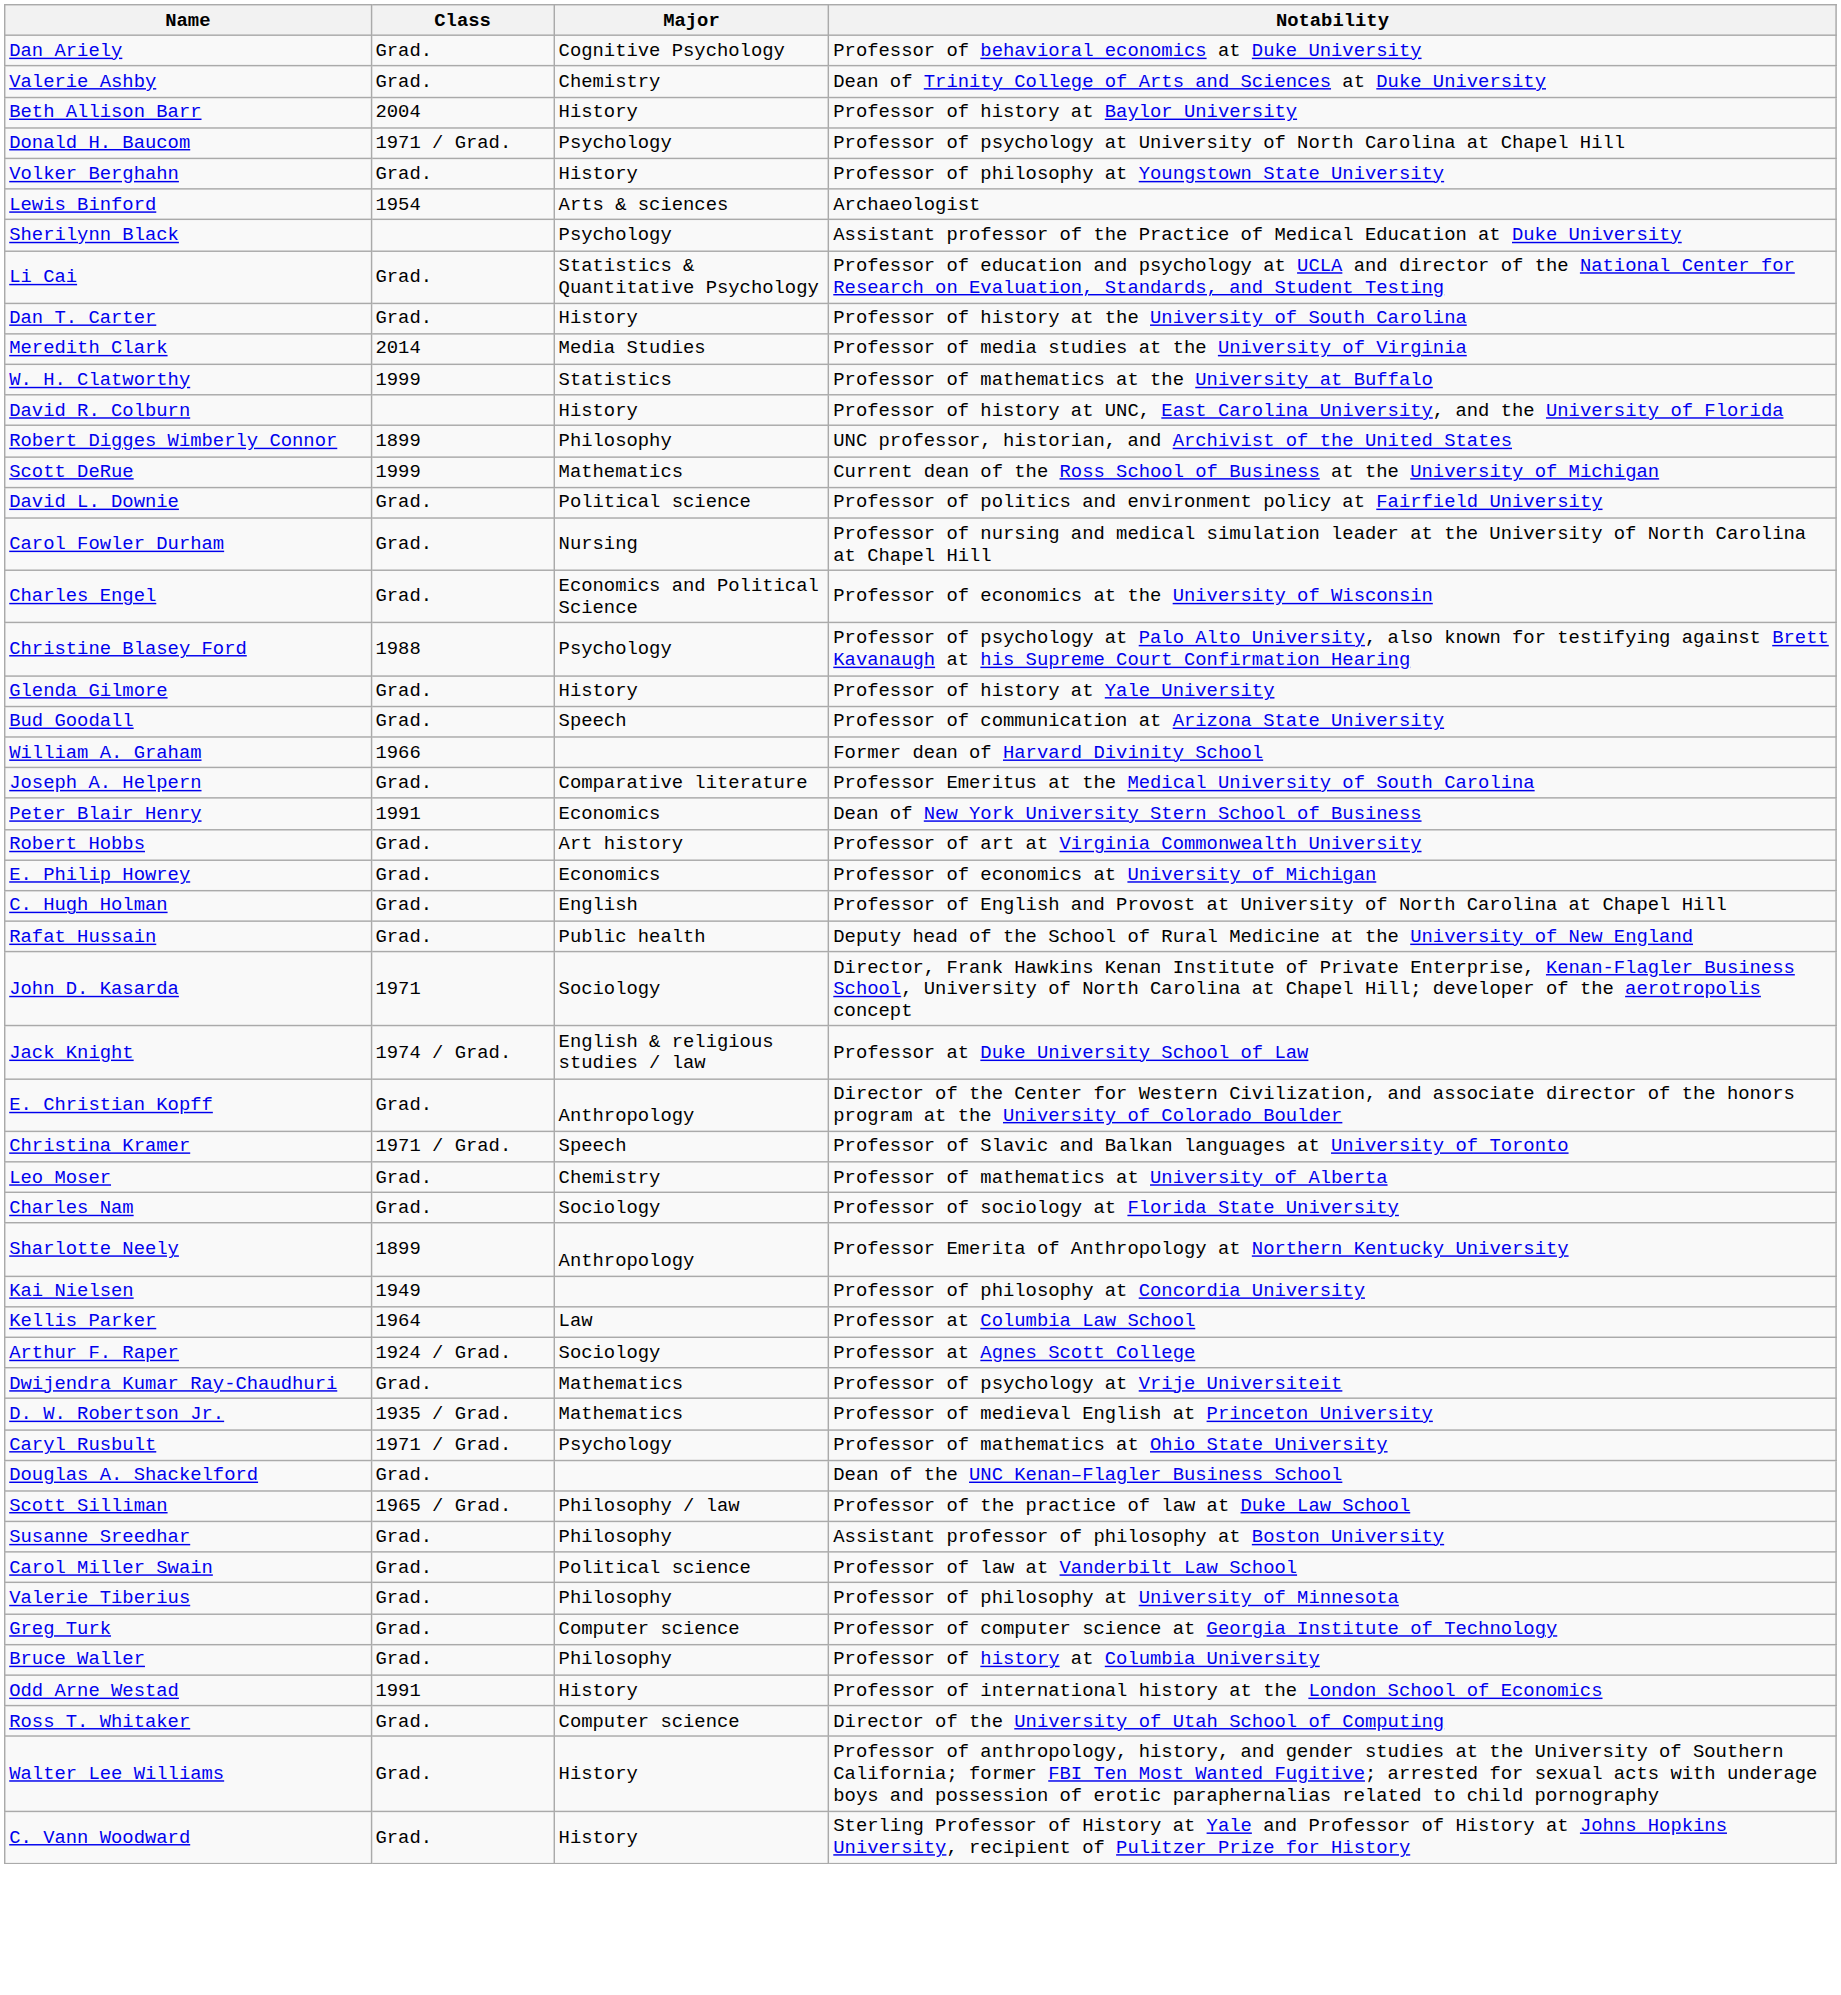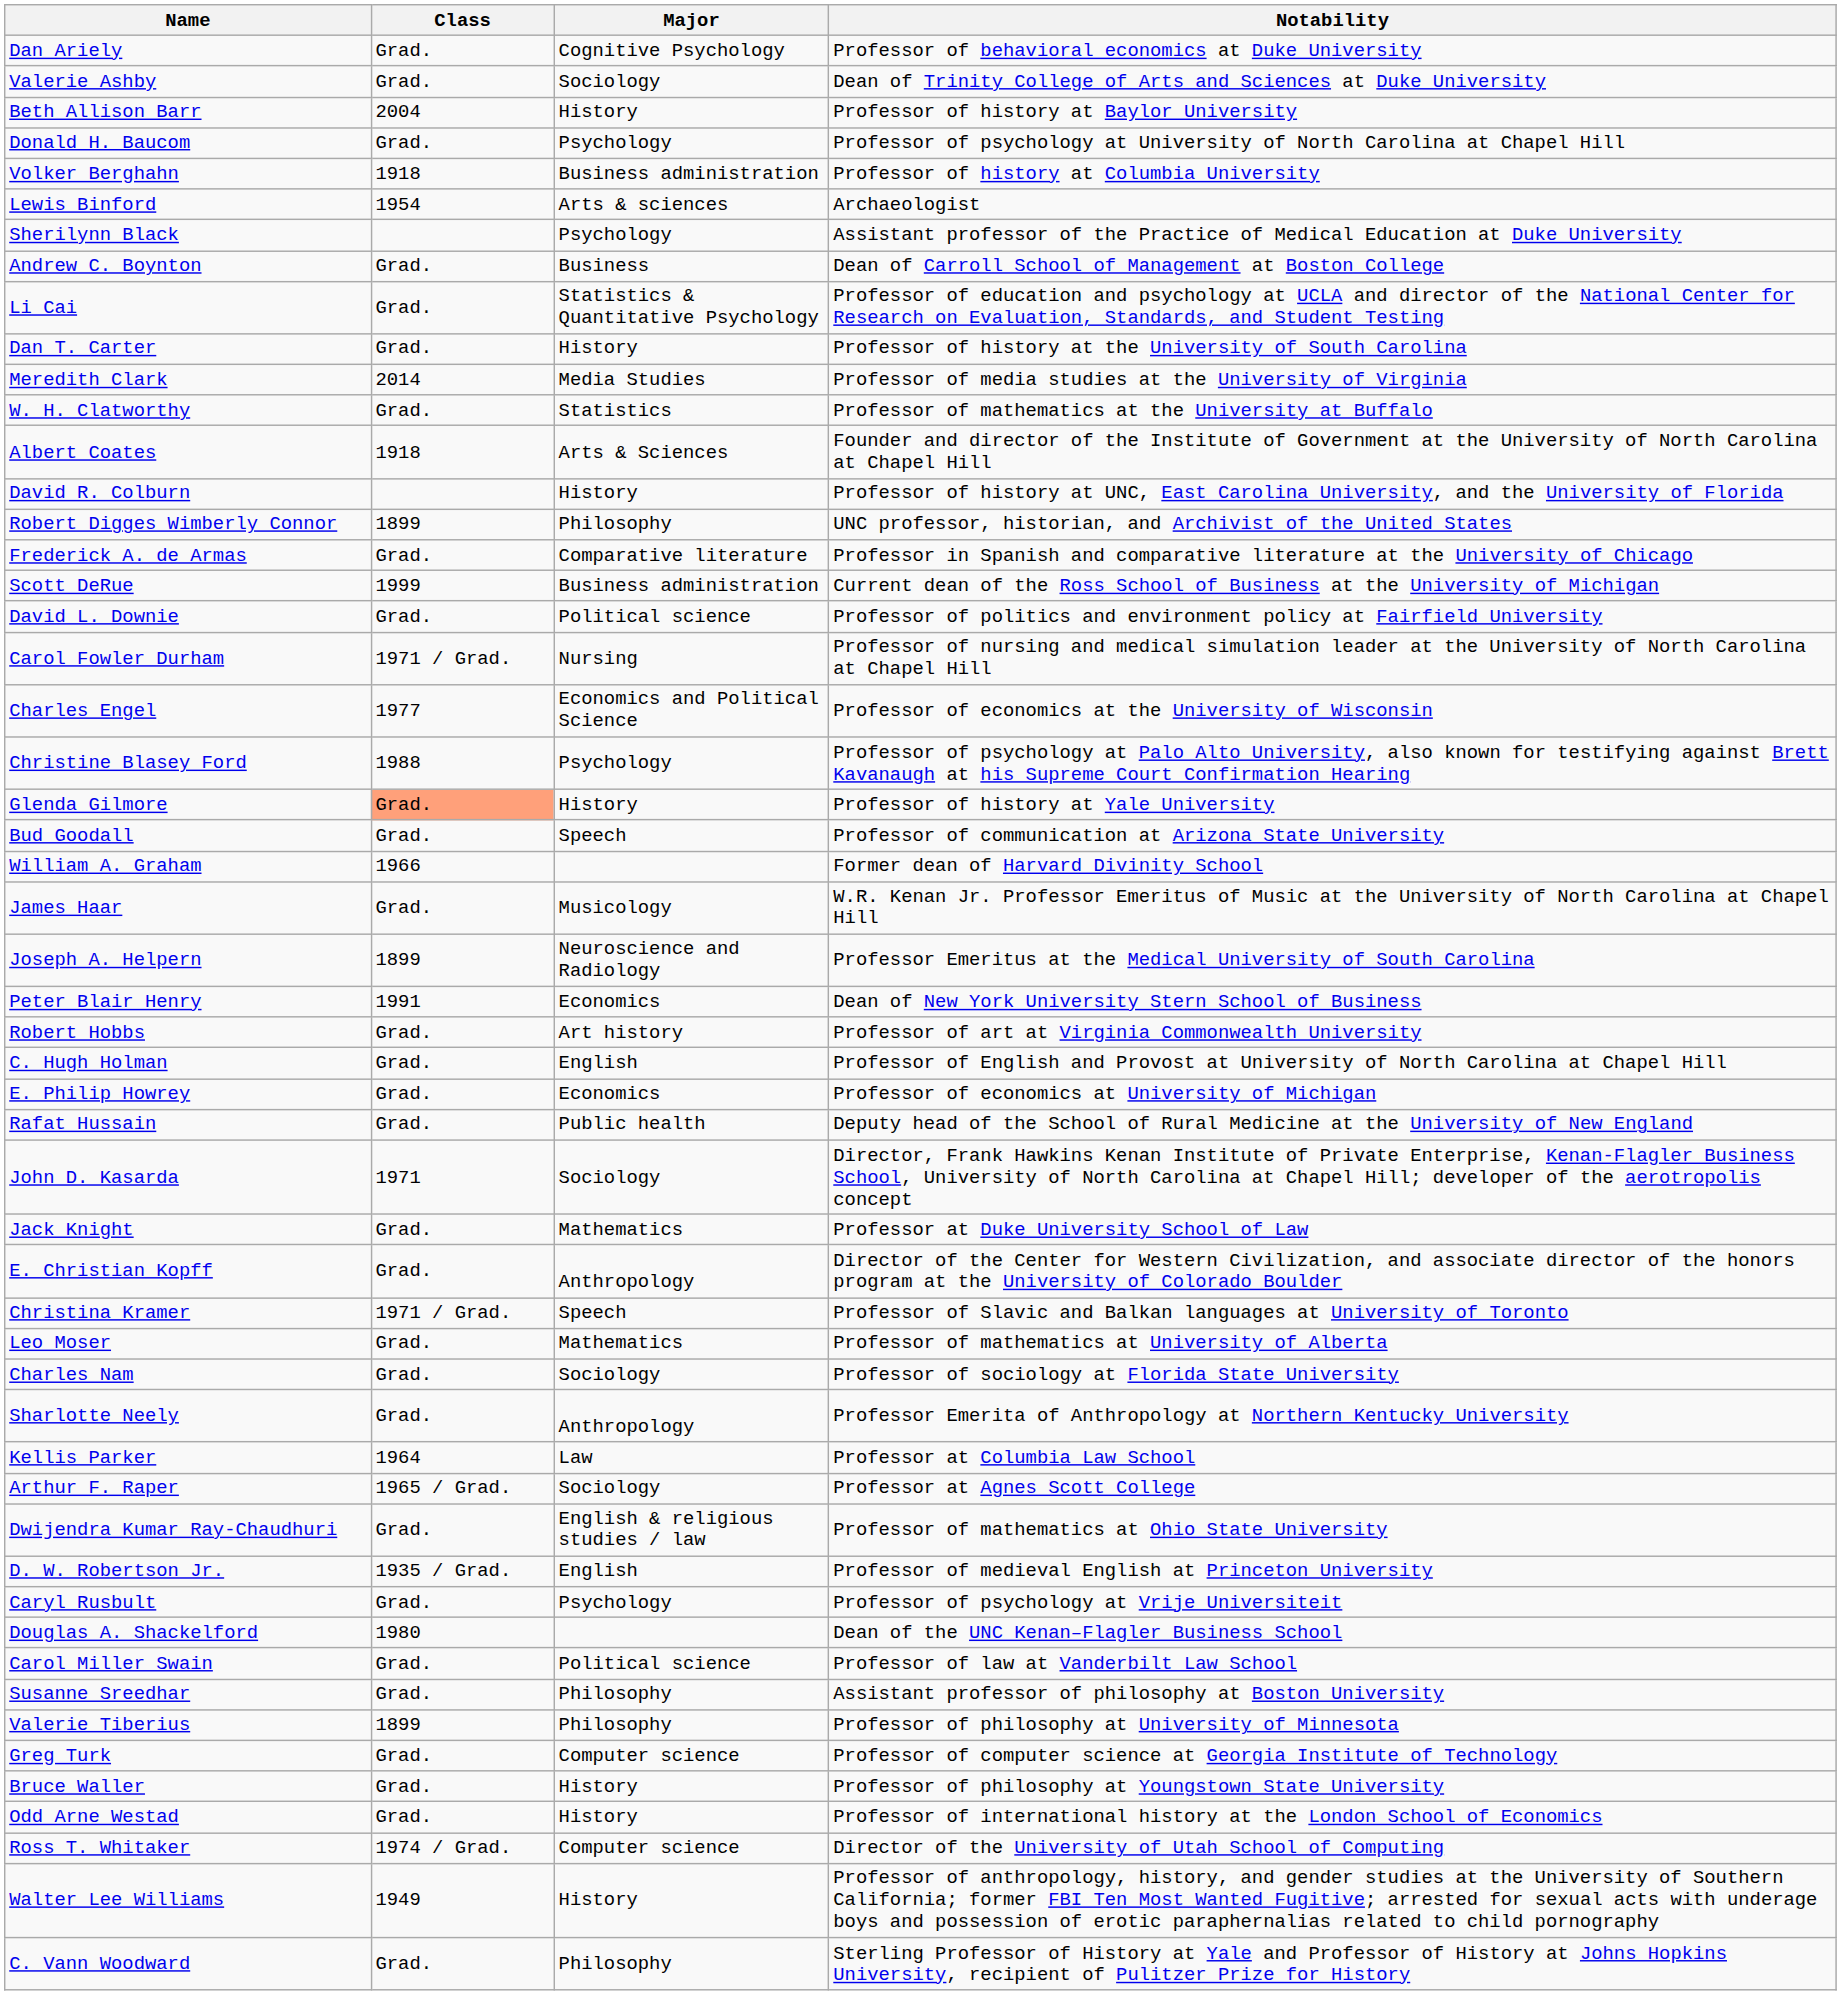(610, 82) Chemistry -> (610, 82) Sociology
(443, 143) 1971 / Grad. -> (404, 143) Grad.
(404, 174) Grad. -> (398, 174) 1918
(598, 174) History -> (689, 174) Business administration
(1139, 174) Professor of philosophy at Youngstown State University -> (1077, 174) Professor of history at Columbia University
+ row: (105, 266)
(398, 380) 1999 -> (404, 410) Grad.
+ row: (83, 452)
+ row: (128, 555)
(621, 472) Mathematics -> (689, 586) Business administration
(404, 544) Grad. -> (443, 658) 1971 / Grad.
(404, 597) Grad. -> (398, 711) 1977
(404, 691) no background -> (404, 805) lightsalmon background
+ row: (66, 908)
(404, 783) Grad. -> (398, 960) 1899
(683, 783) Comparative literature -> (649, 960) Neuroscience and Radiology
rows swapped: (88, 906) <-> (100, 875)
(443, 1052) 1974 / Grad. -> (404, 1230) Grad.
(666, 1052) English & religious studies / law -> (621, 1230) Mathematics
(610, 1177) Chemistry -> (621, 1344) Mathematics
(398, 1250) 1899 -> (404, 1416) Grad.
- row: (71, 1291)
(443, 1353) 1924 / Grad. -> (443, 1488) 1965 / Grad.
(621, 1383) Mathematics -> (666, 1530) English & religious studies / law
(1088, 1383) Professor of psychology at Vrije Universiteit -> (1110, 1530) Professor of mathematics at Ohio State University
(621, 1414) Mathematics -> (598, 1571) English
(443, 1445) 1971 / Grad. -> (404, 1602) Grad.
(1110, 1445) Professor of mathematics at Ohio State University -> (1088, 1602) Professor of psychology at Vrije Universiteit
(404, 1475) Grad. -> (398, 1633) 1980
- row: (88, 1506)
rows swapped: (100, 1537) <-> (111, 1568)
(404, 1598) Grad. -> (398, 1725) 1899
(615, 1660) Philosophy -> (598, 1786) History
(1077, 1660) Professor of history at Columbia University -> (1139, 1786) Professor of philosophy at Youngstown State University
(398, 1690) 1991 -> (404, 1817) Grad.
(404, 1721) Grad. -> (443, 1848) 1974 / Grad.
(404, 1774) Grad. -> (398, 1900) 1949
(598, 1837) History -> (615, 1964) Philosophy
